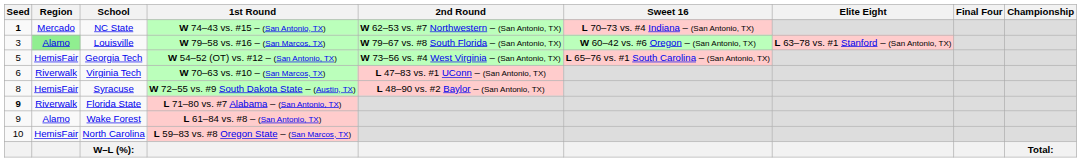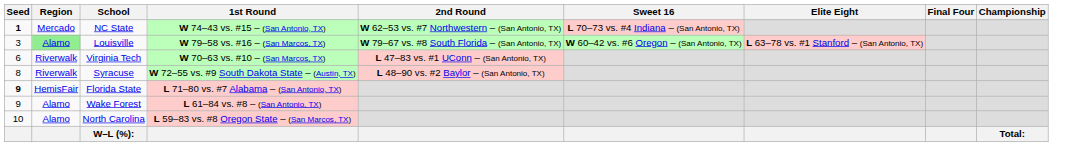- row: (114, 58)
(56, 89) HemisFair -> (56, 73) Riverwalk
(56, 104) Riverwalk -> (56, 89) HemisFair
(56, 134) HemisFair -> (56, 119) Alamo
